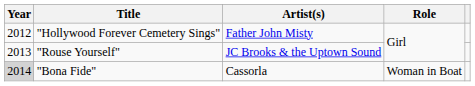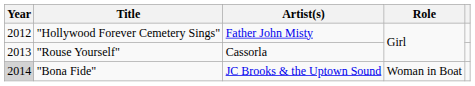(303, 52) JC Brooks & the Uptown Sound -> (246, 52) Cassorla
(246, 71) Cassorla -> (303, 71) JC Brooks & the Uptown Sound
